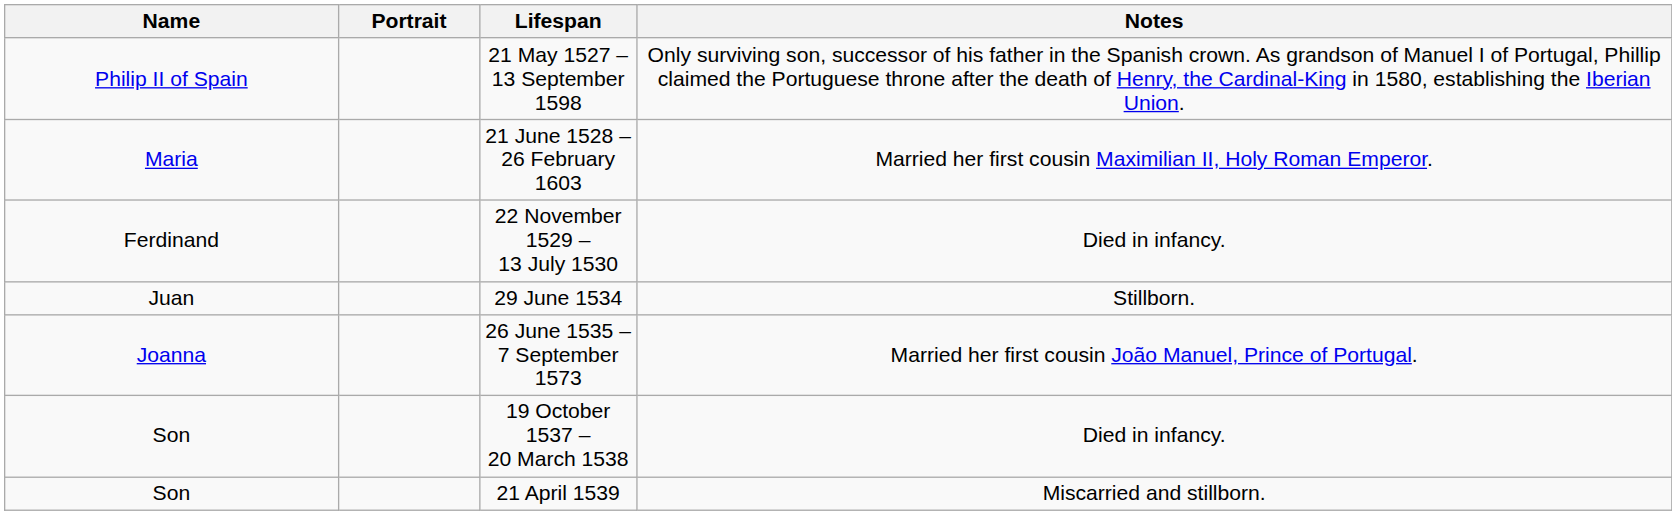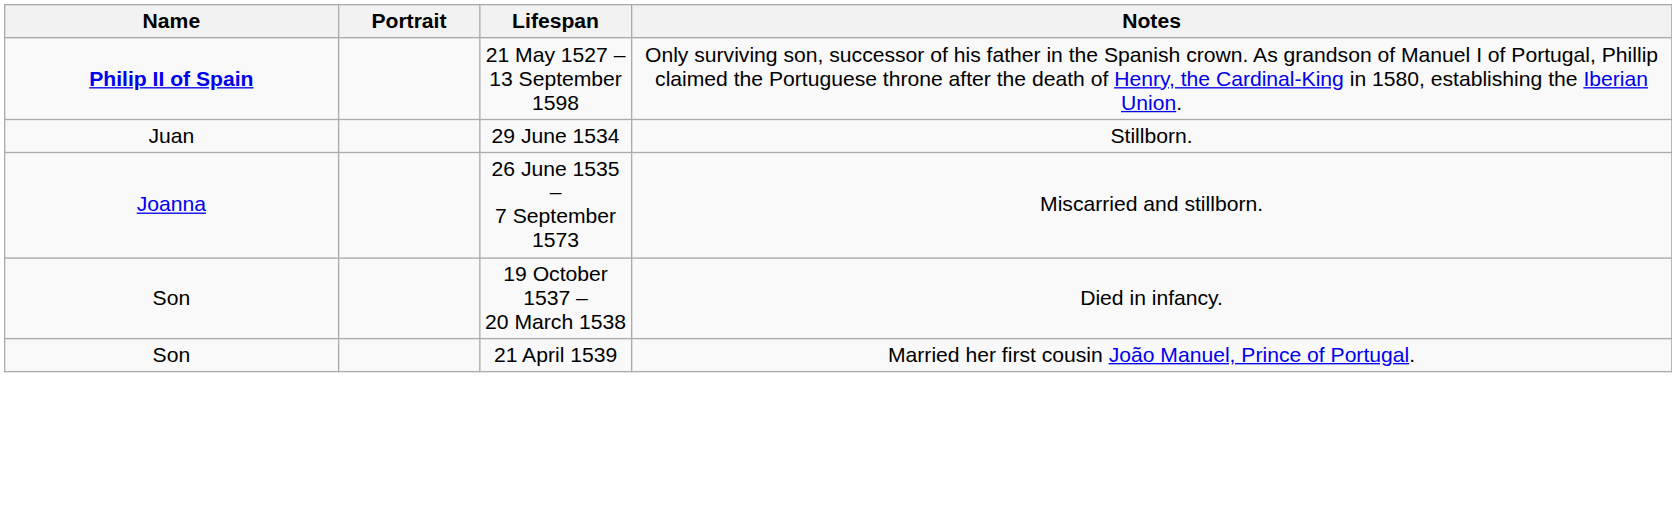(171, 78) normal -> (171, 78) bold
- row: (558, 159)
- row: (558, 240)
(1154, 355) Married her first cousin João Manuel, Prince of Portugal. -> (1152, 204) Miscarried and stillborn.
(1154, 493) Miscarried and stillborn. -> (1152, 355) Married her first cousin João Manuel, Prince of Portugal.
